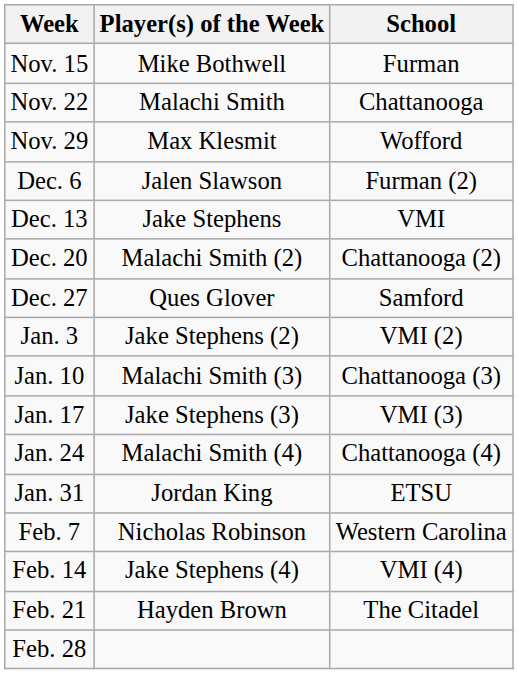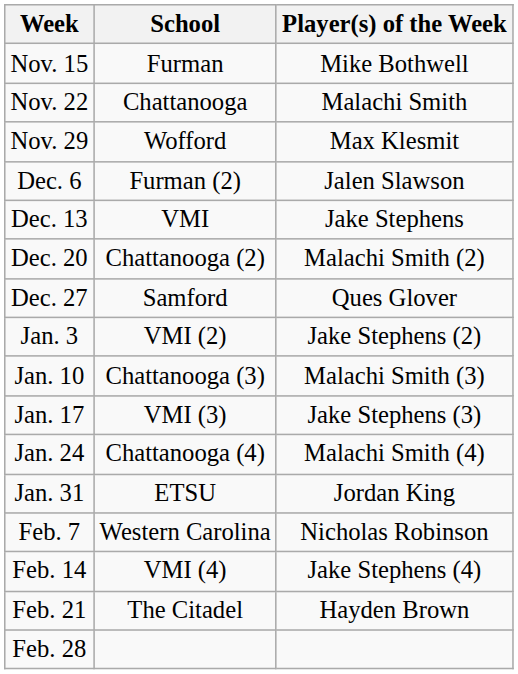columns swapped: (212, 24) <-> (421, 24)
